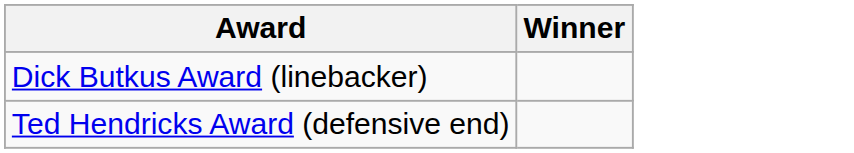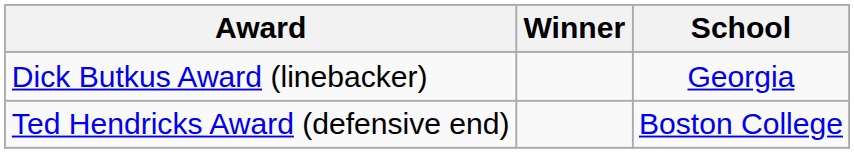+ column: (741, 28)
